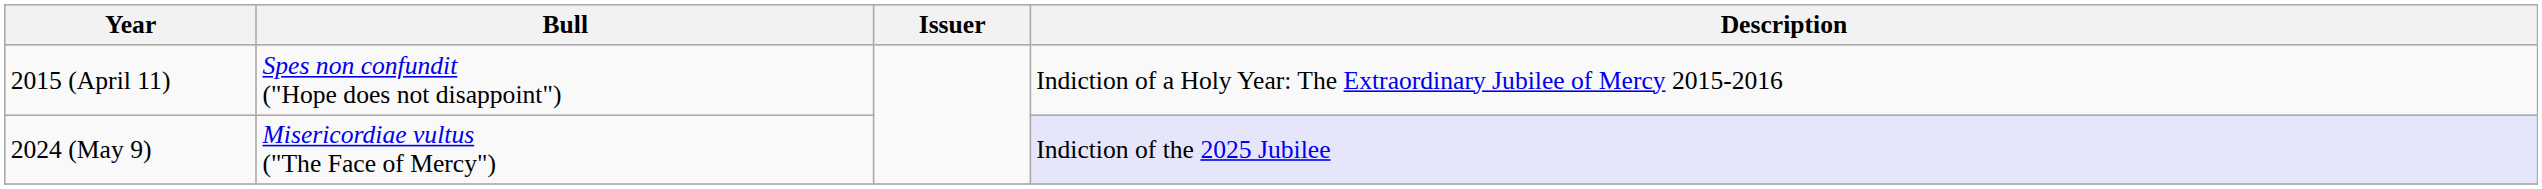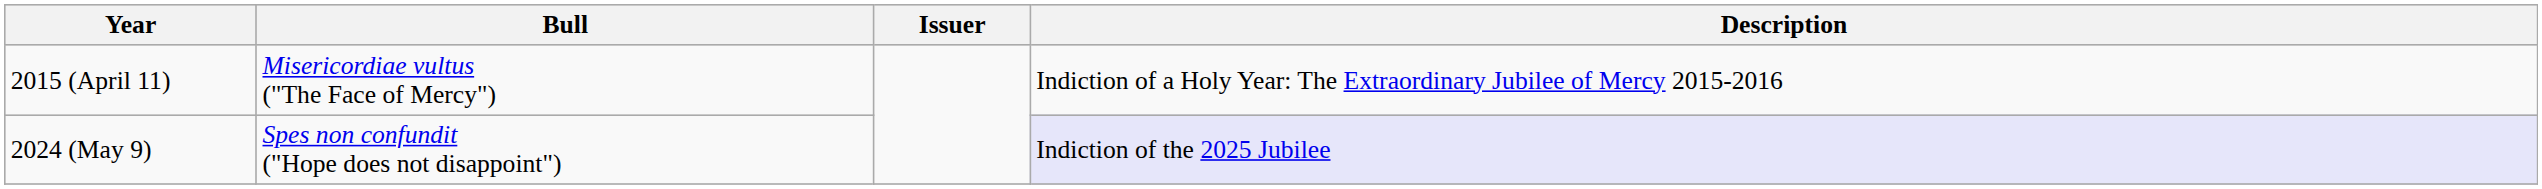(412, 79) Spes non confundit ("Hope does not disappoint") -> (379, 79) Misericordiae vultus ("The Face of Mercy")
(379, 149) Misericordiae vultus ("The Face of Mercy") -> (412, 149) Spes non confundit ("Hope does not disappoint")
